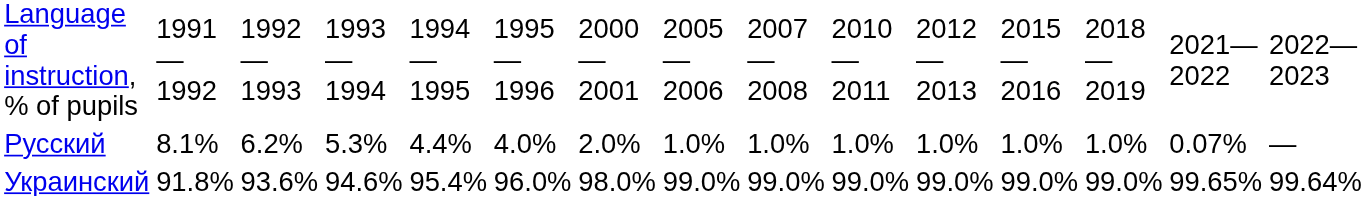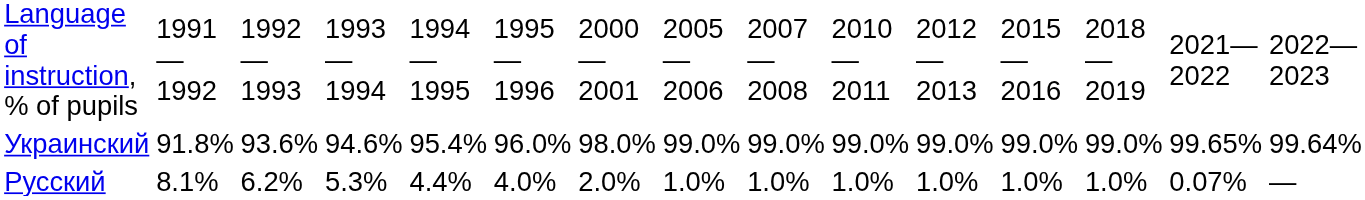rows swapped: (77, 181) <-> (55, 144)
